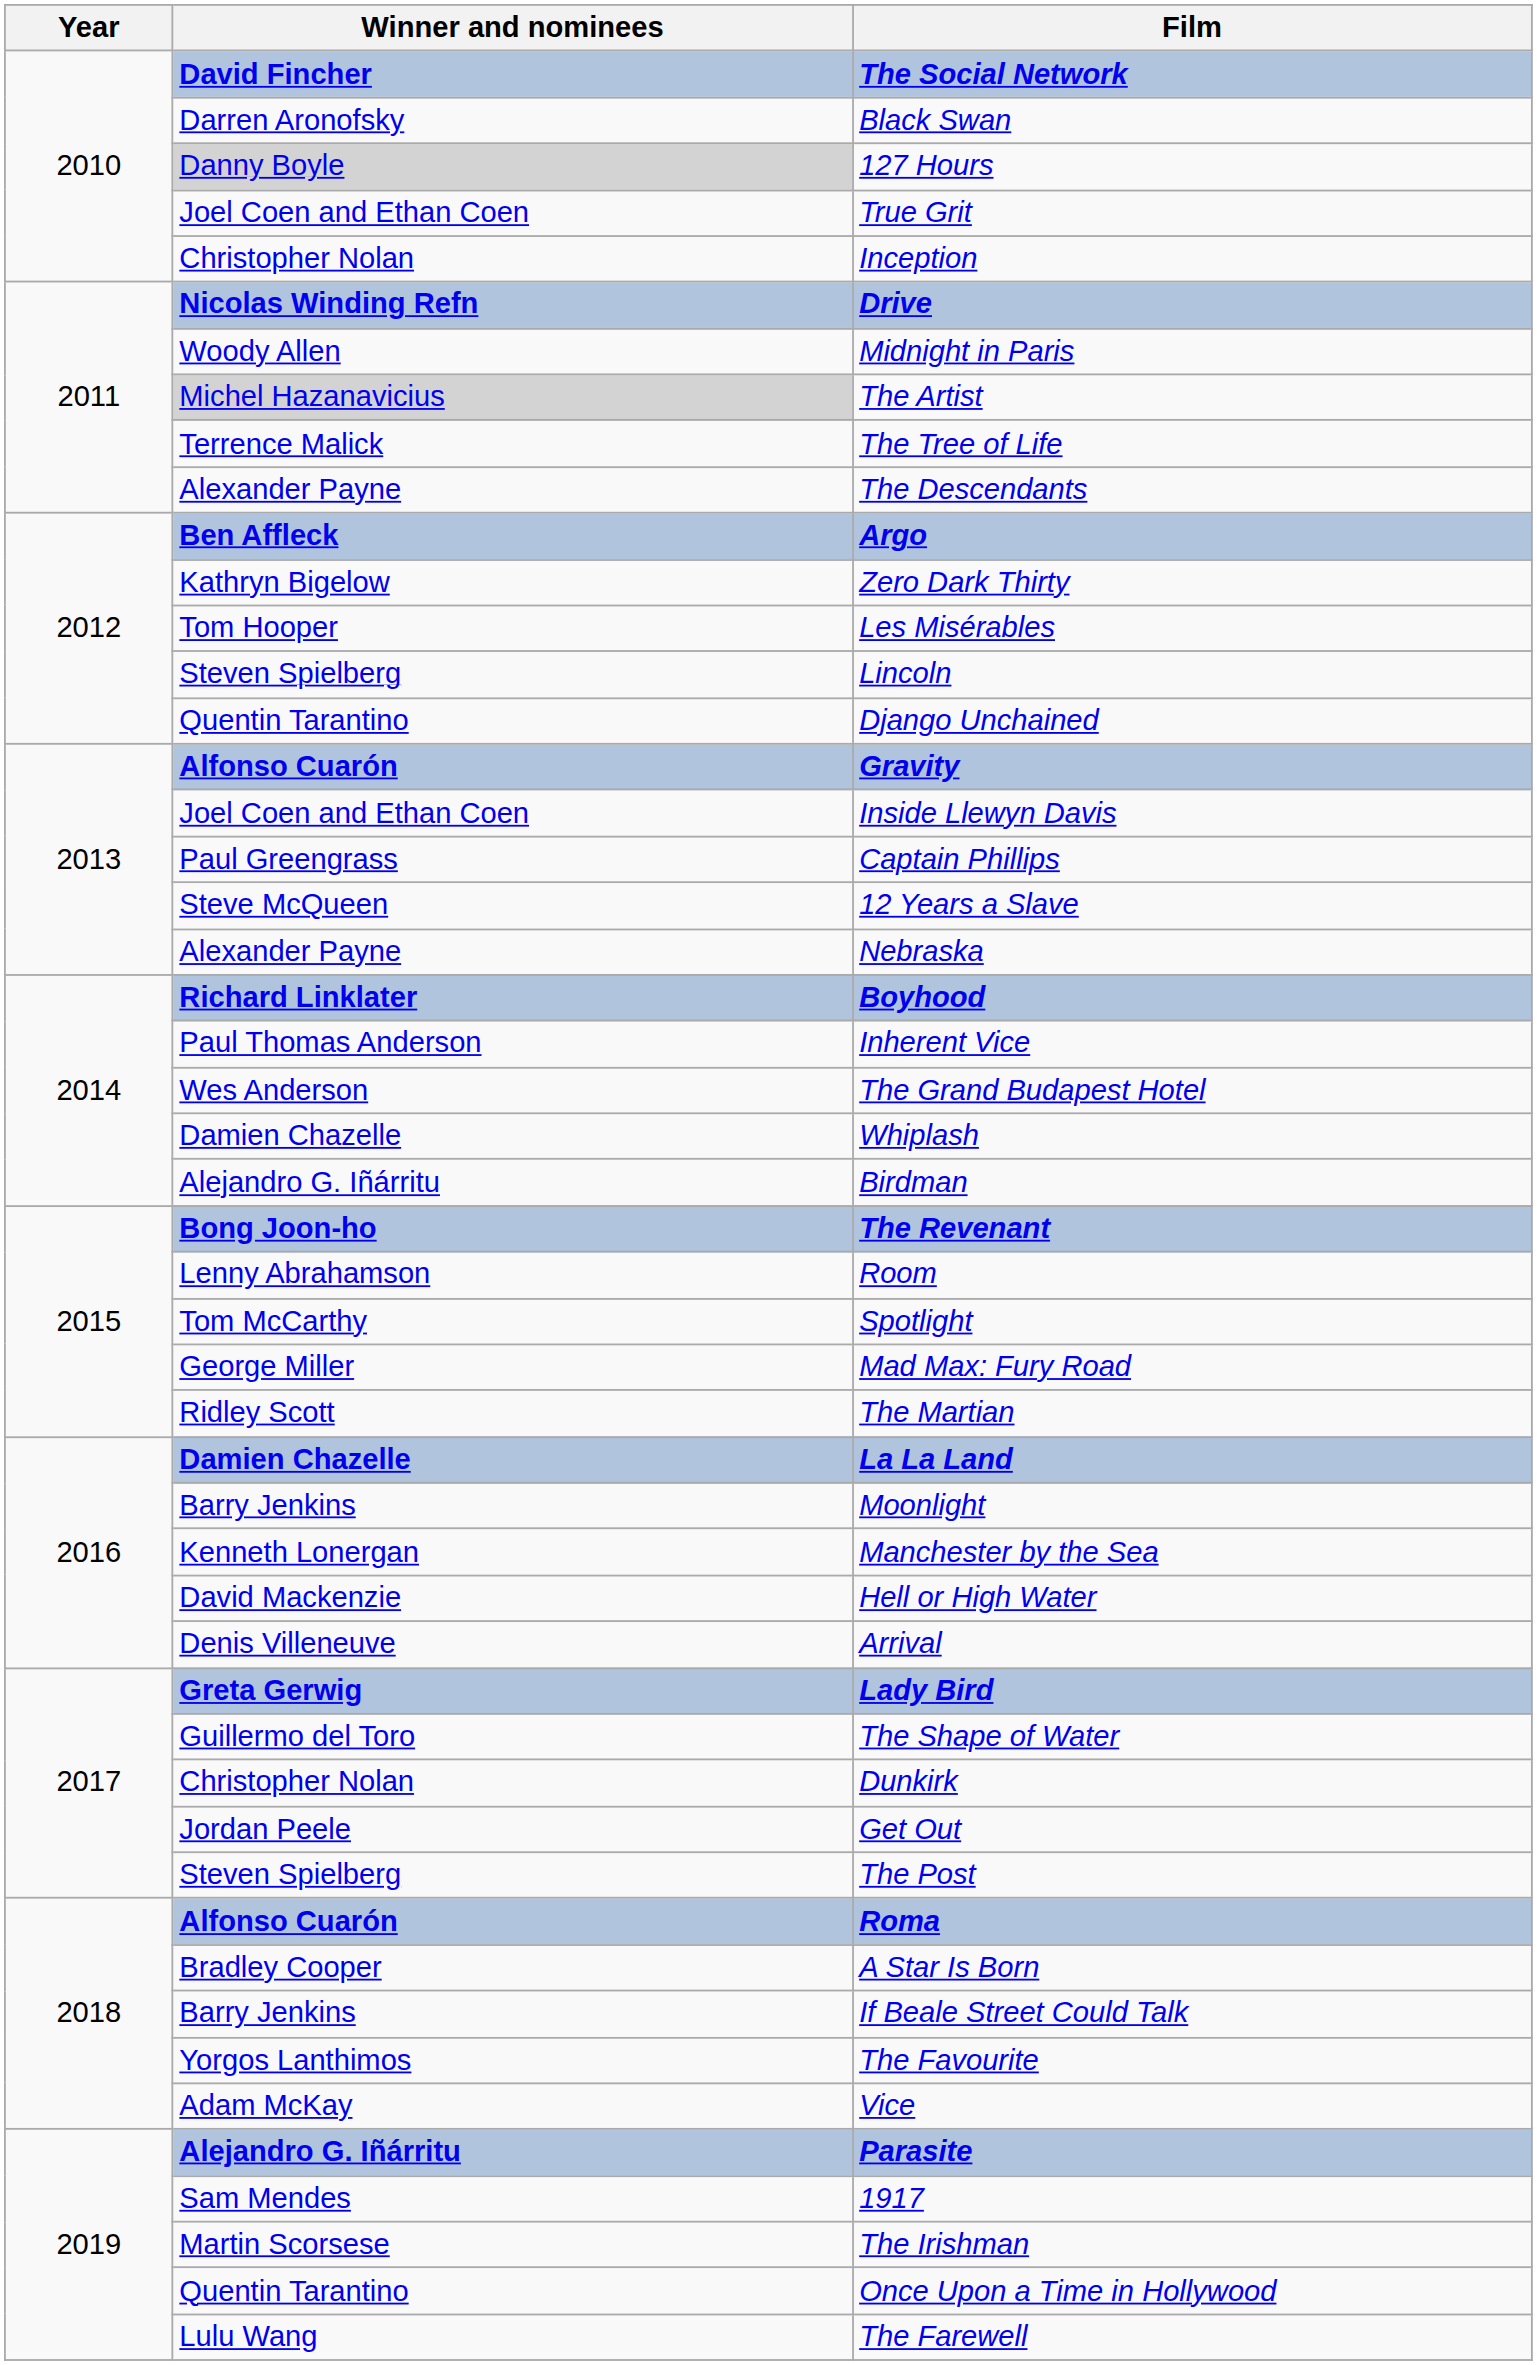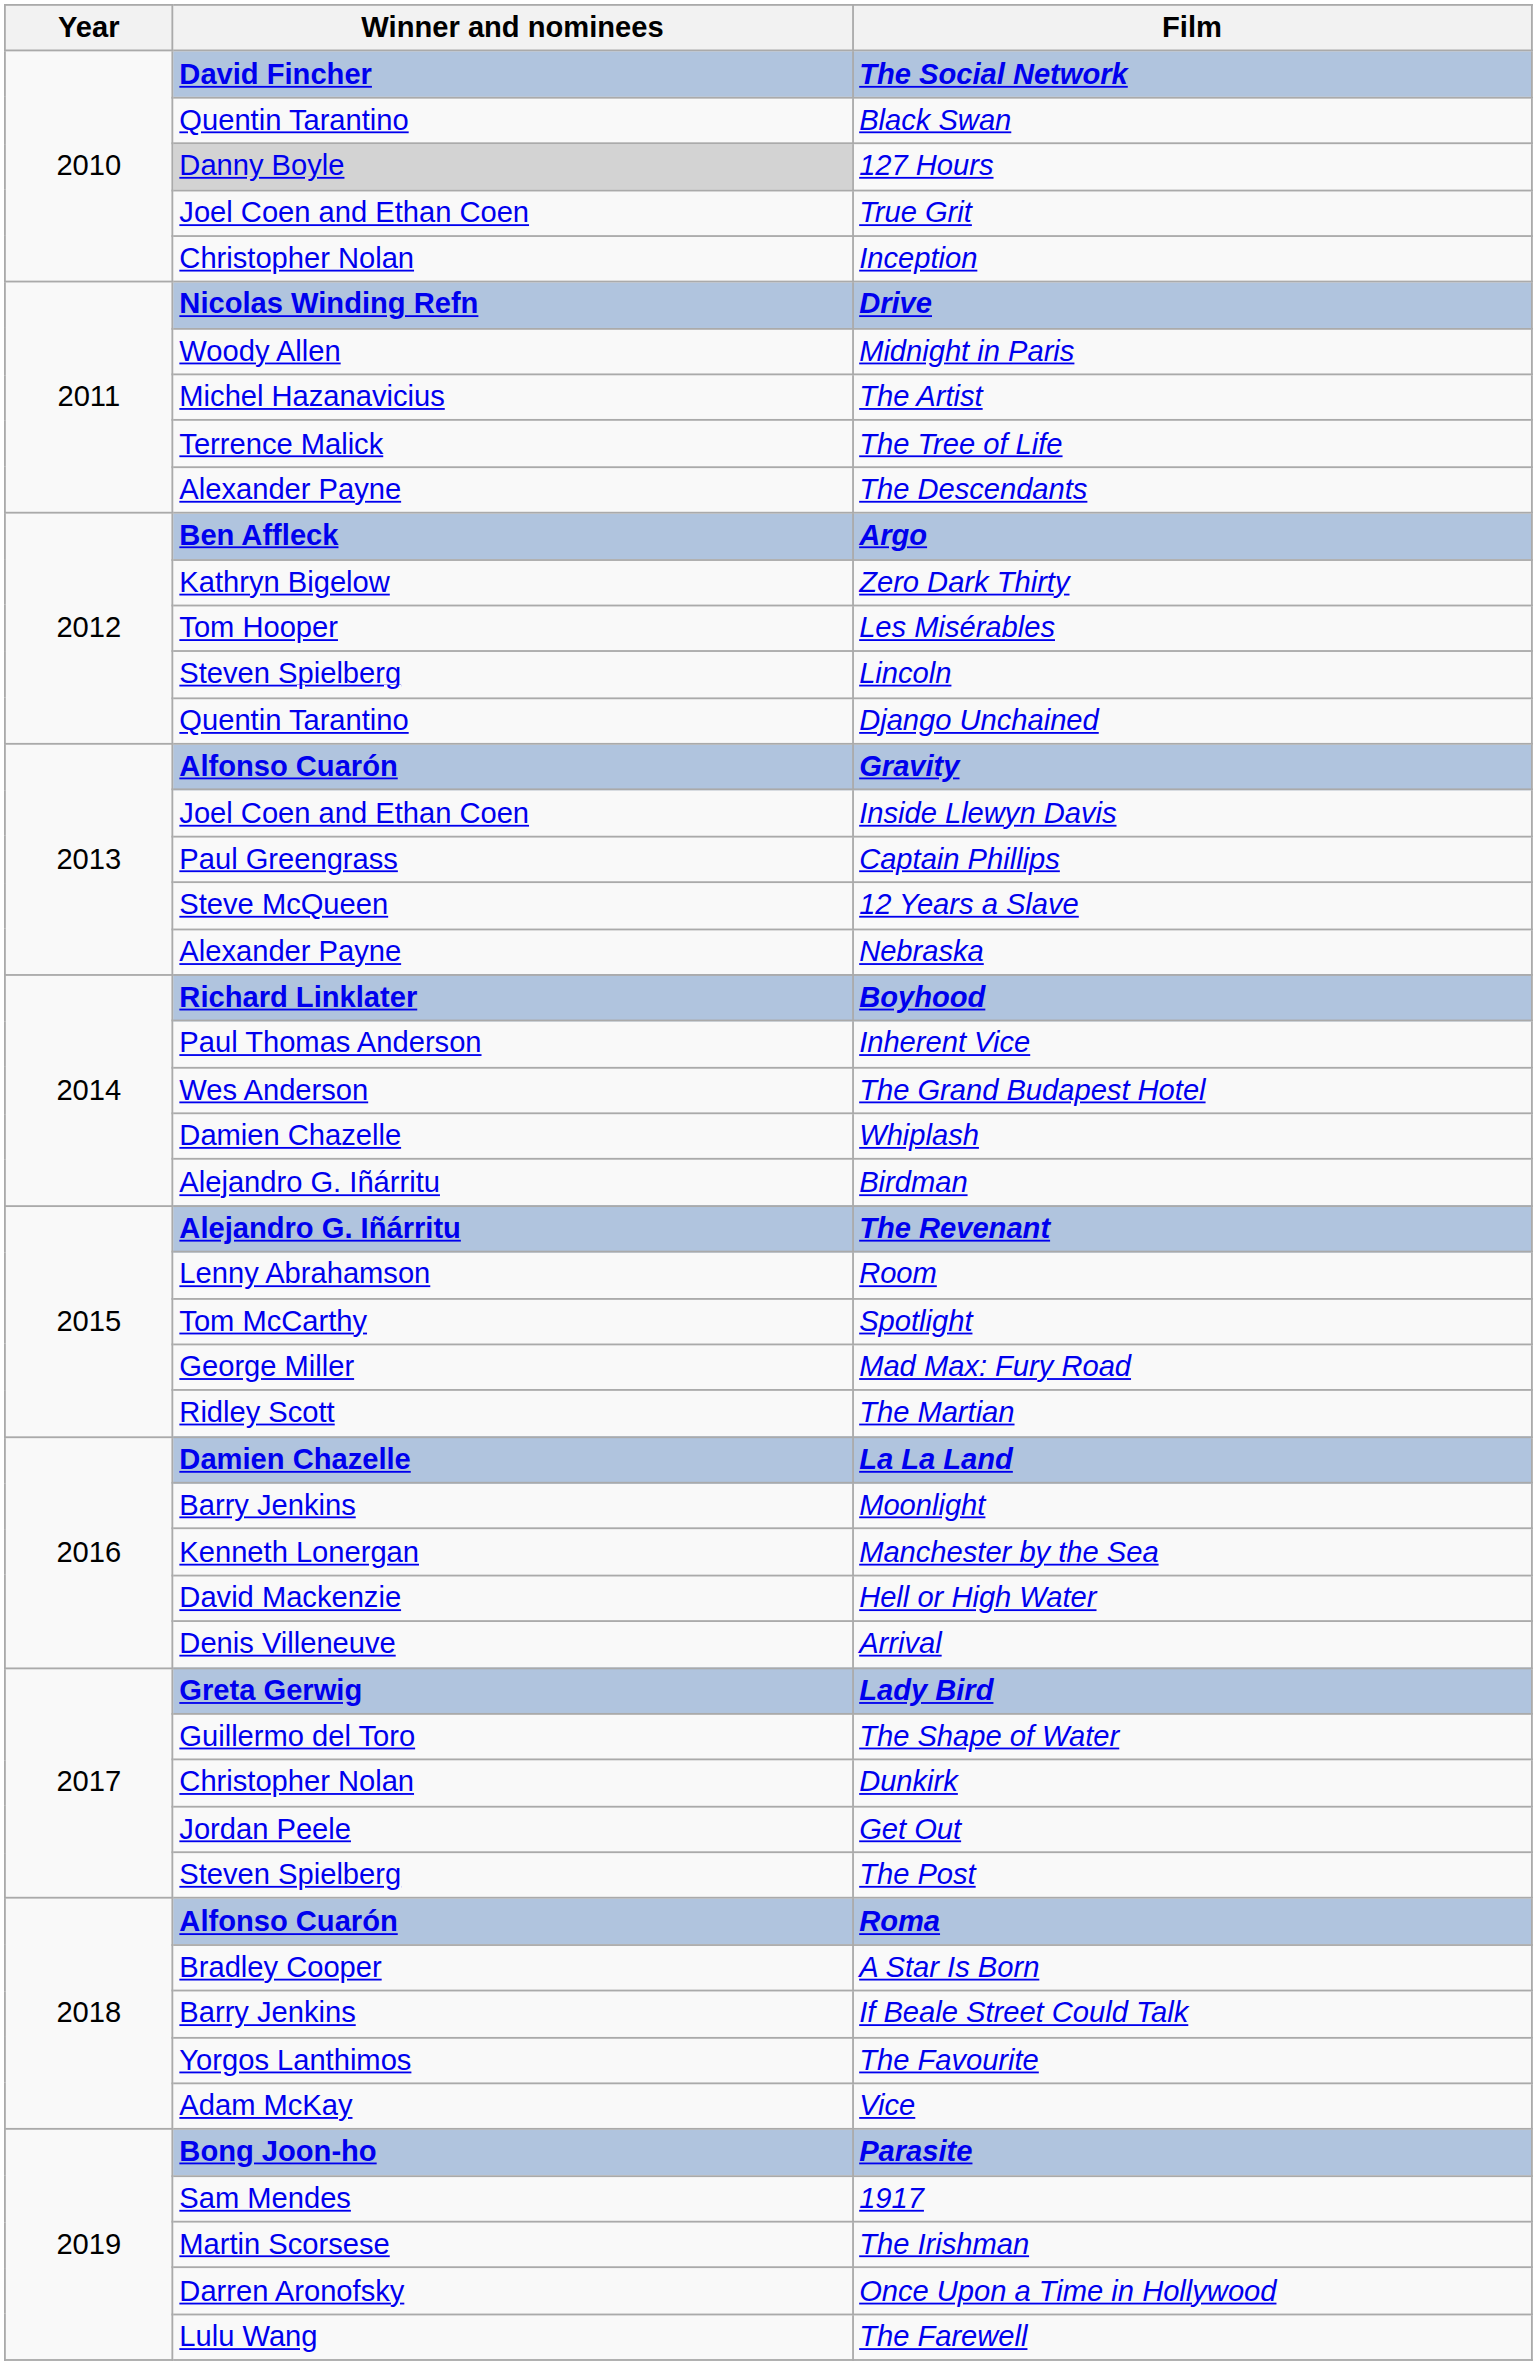(292, 119) Darren Aronofsky -> (294, 119) Quentin Tarantino
(312, 397) lightgrey background -> (312, 397) no background
(278, 1228) Bong Joon-ho -> (320, 1228) Alejandro G. Iñárritu
(320, 2151) Alejandro G. Iñárritu -> (278, 2151) Bong Joon-ho
(294, 2290) Quentin Tarantino -> (292, 2290) Darren Aronofsky
